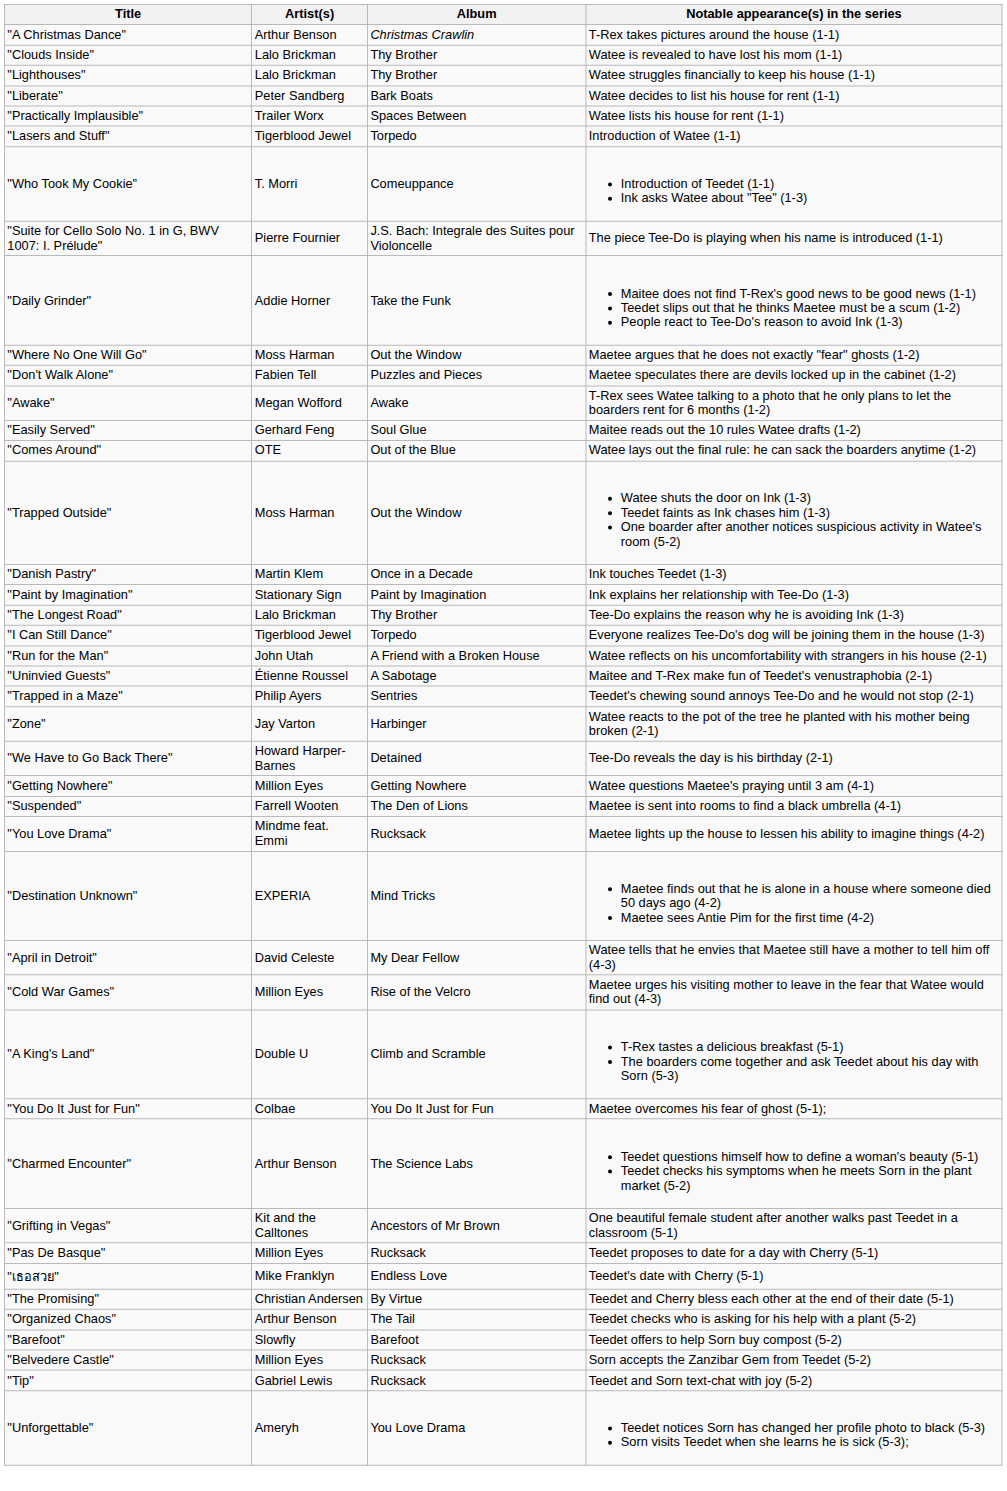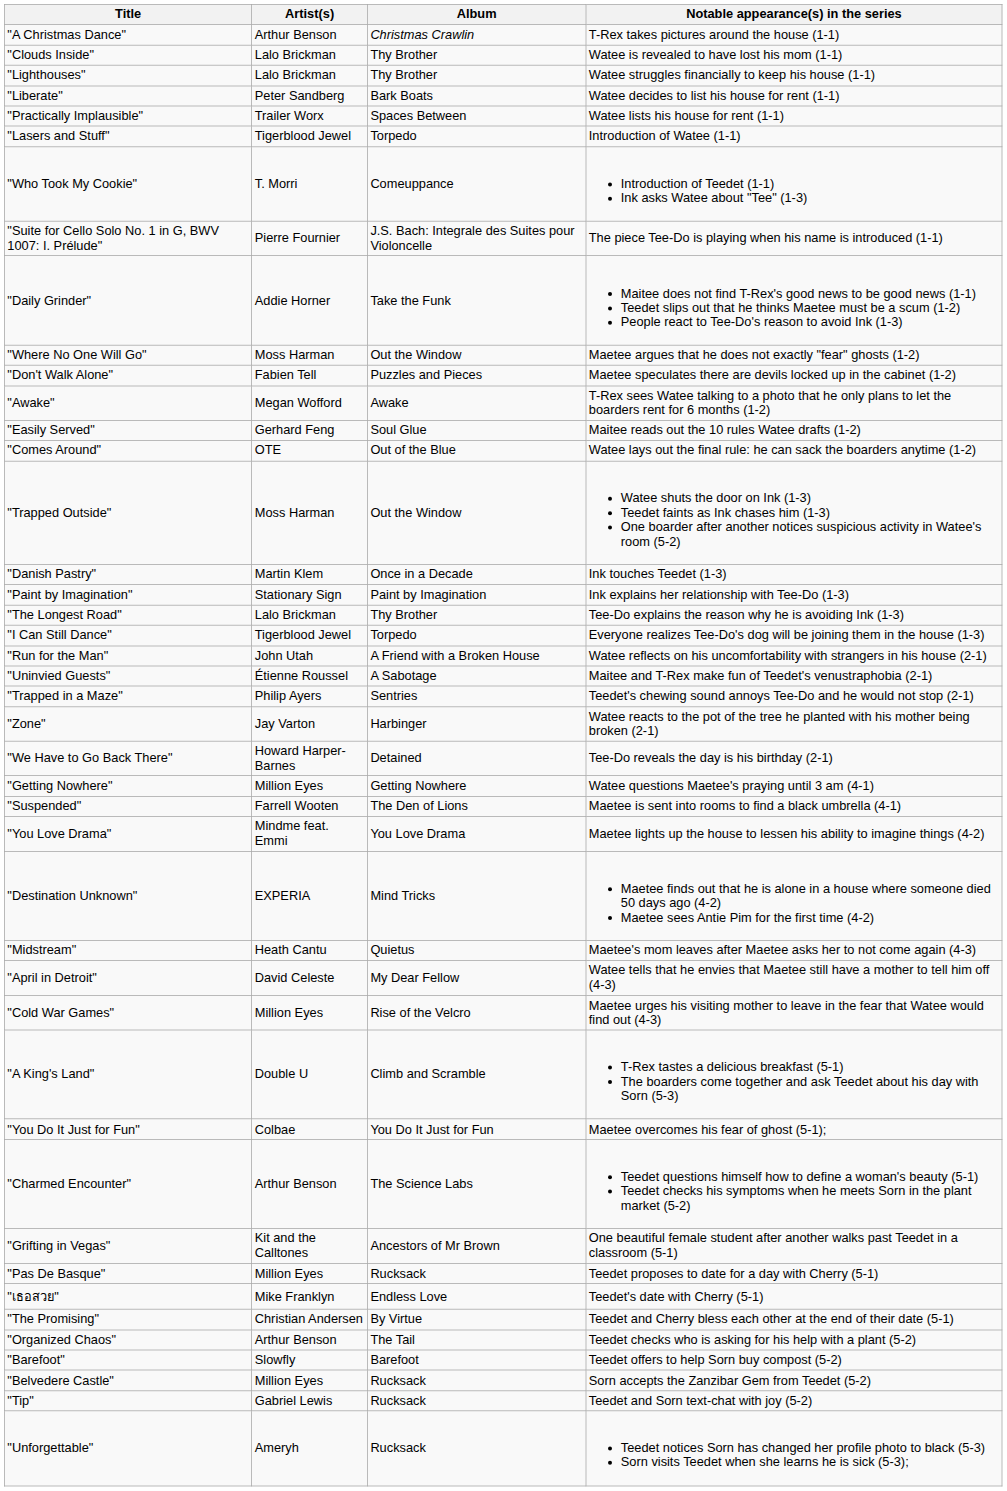(398, 833) Rucksack -> (418, 833) You Love Drama
+ row: (42, 950)
(418, 1428) You Love Drama -> (398, 1448) Rucksack
